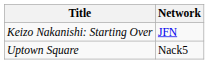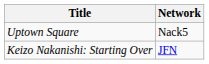rows swapped: (43, 50) <-> (80, 31)
